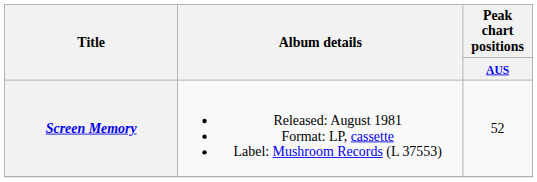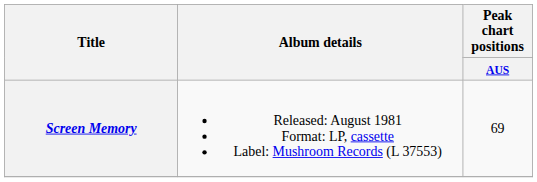(498, 128) 52 -> (498, 128) 69
